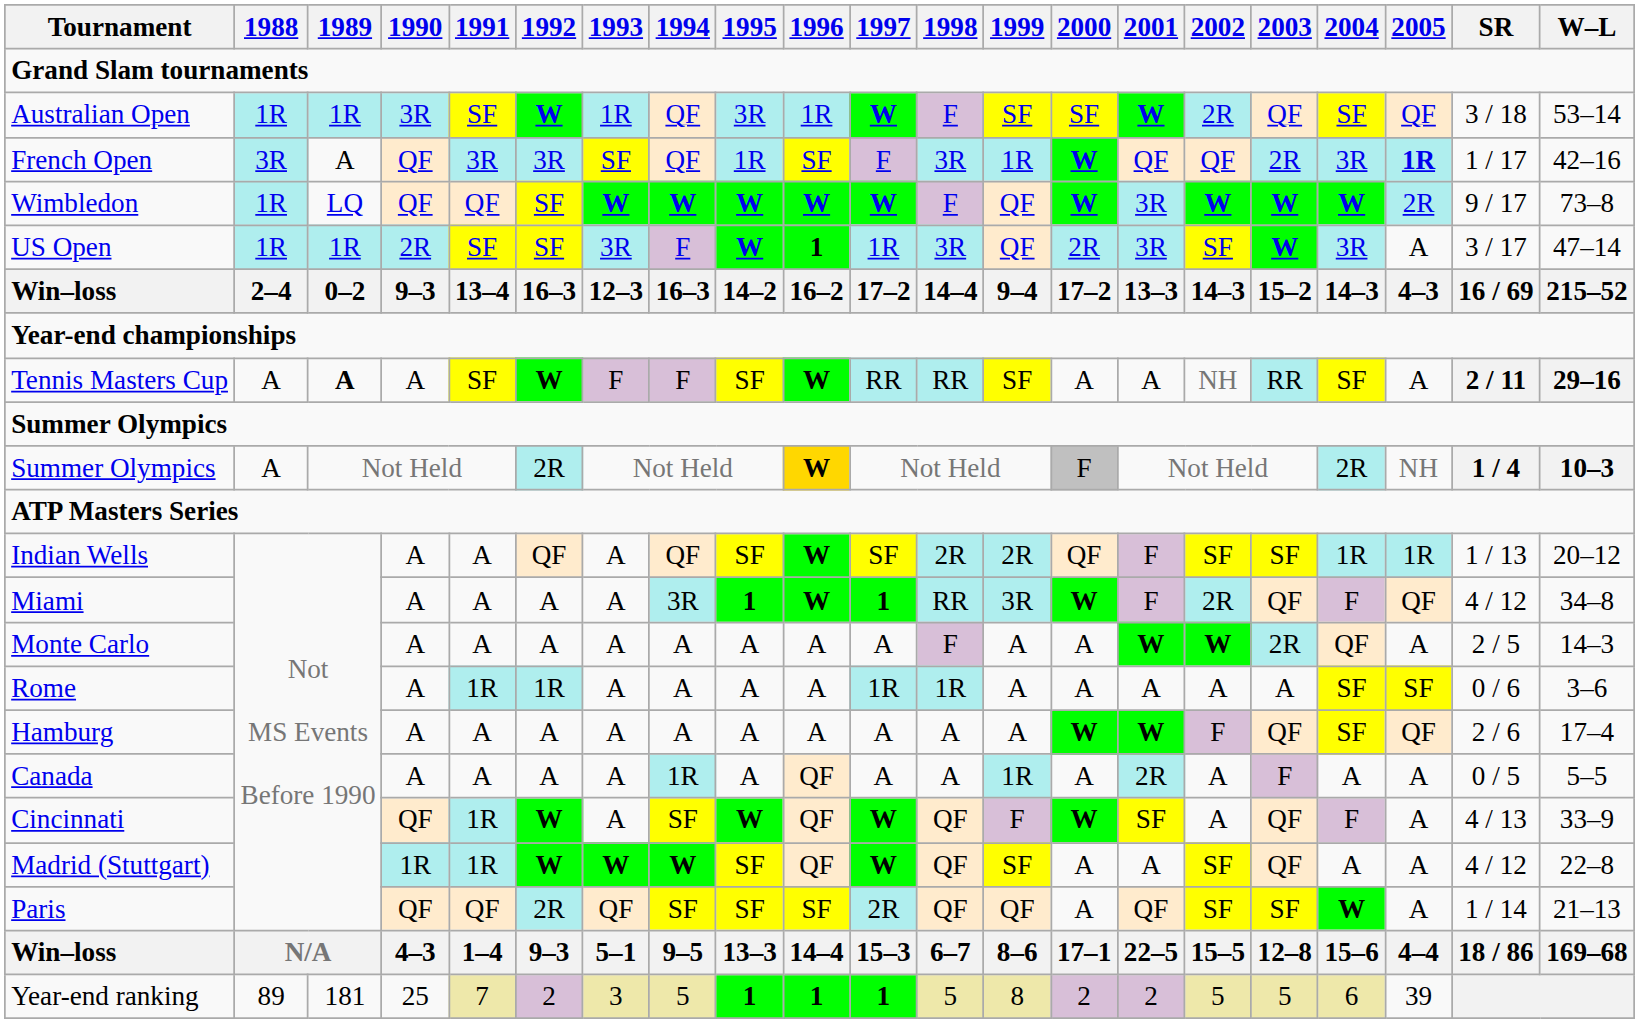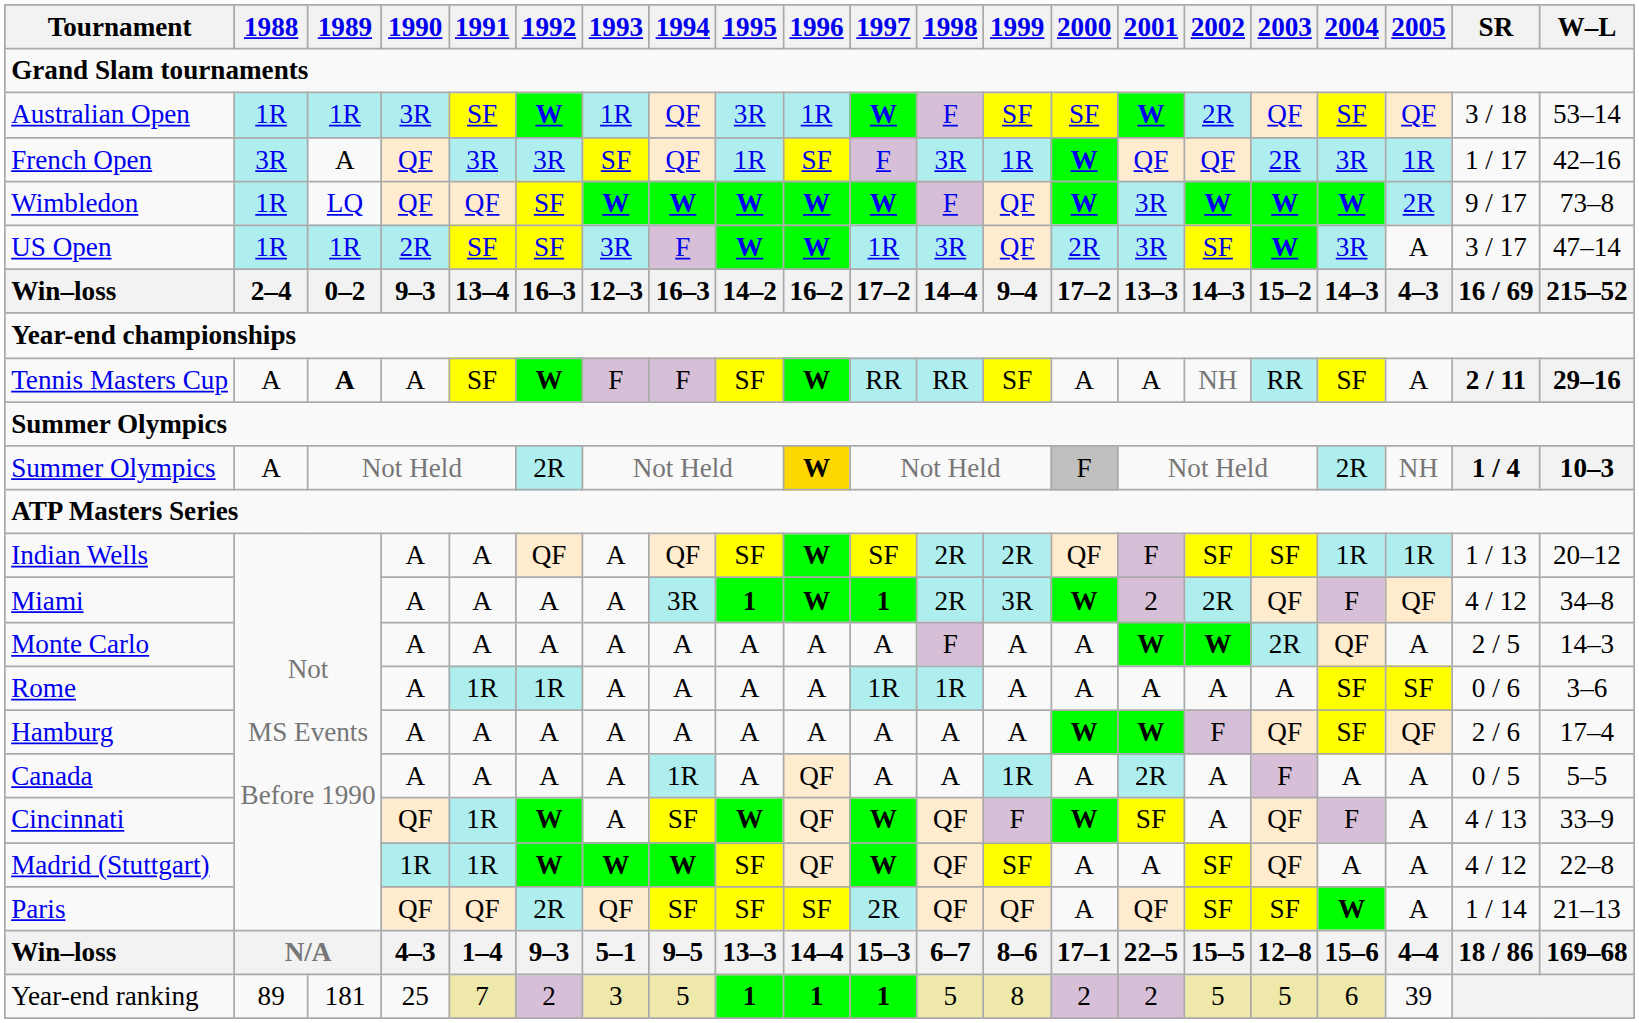(1418, 158) bold -> (1418, 158) normal
(817, 246) 1 -> (817, 246) W
(950, 599) RR -> (950, 599) 2R
(1151, 599) F -> (1151, 599) 2
